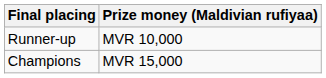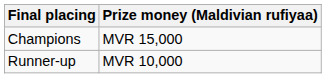rows swapped: (44, 61) <-> (42, 38)
